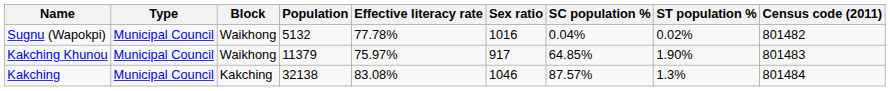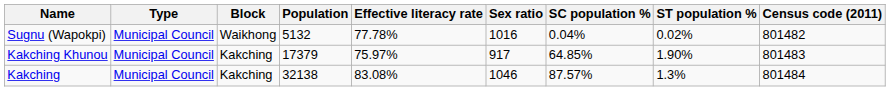(248, 55) Waikhong -> (246, 55) Kakching
(299, 55) 11379 -> (300, 55) 17379
